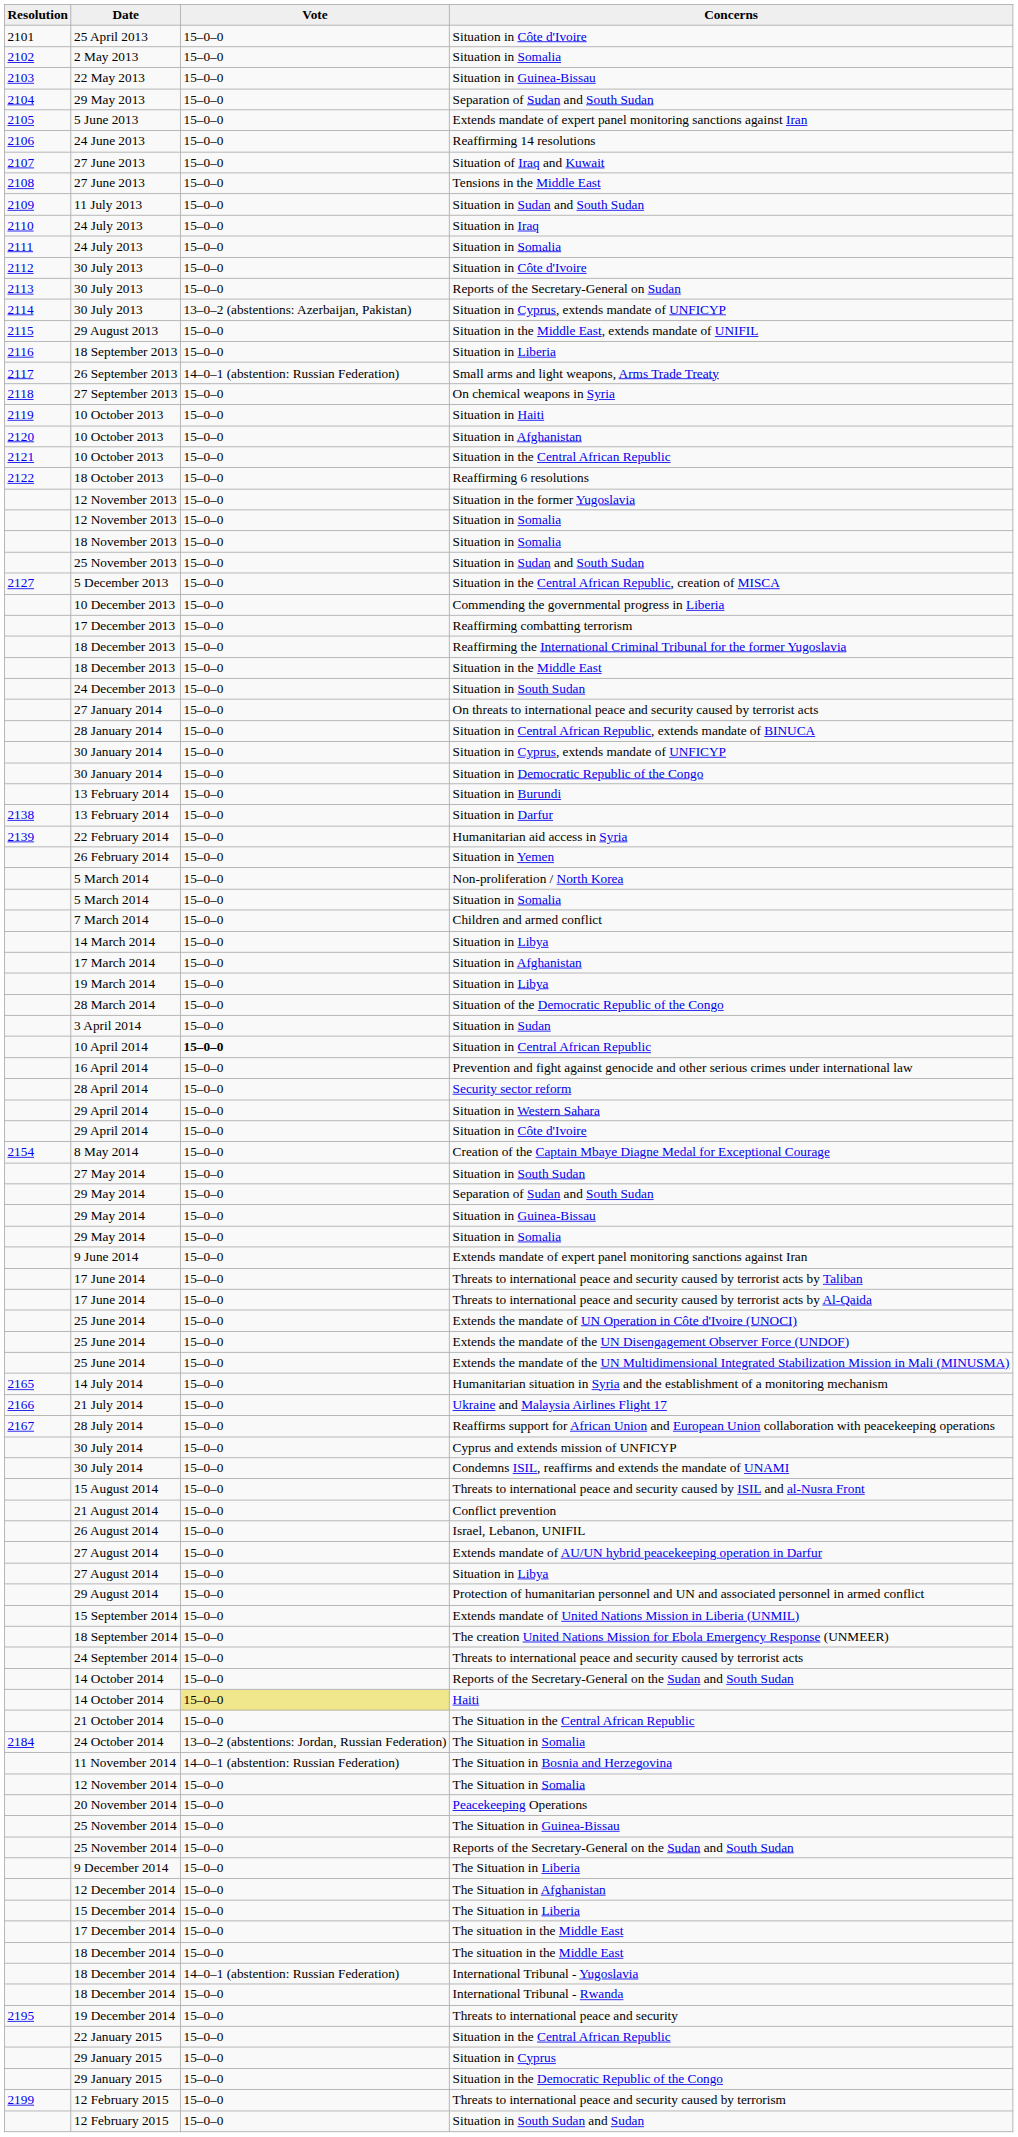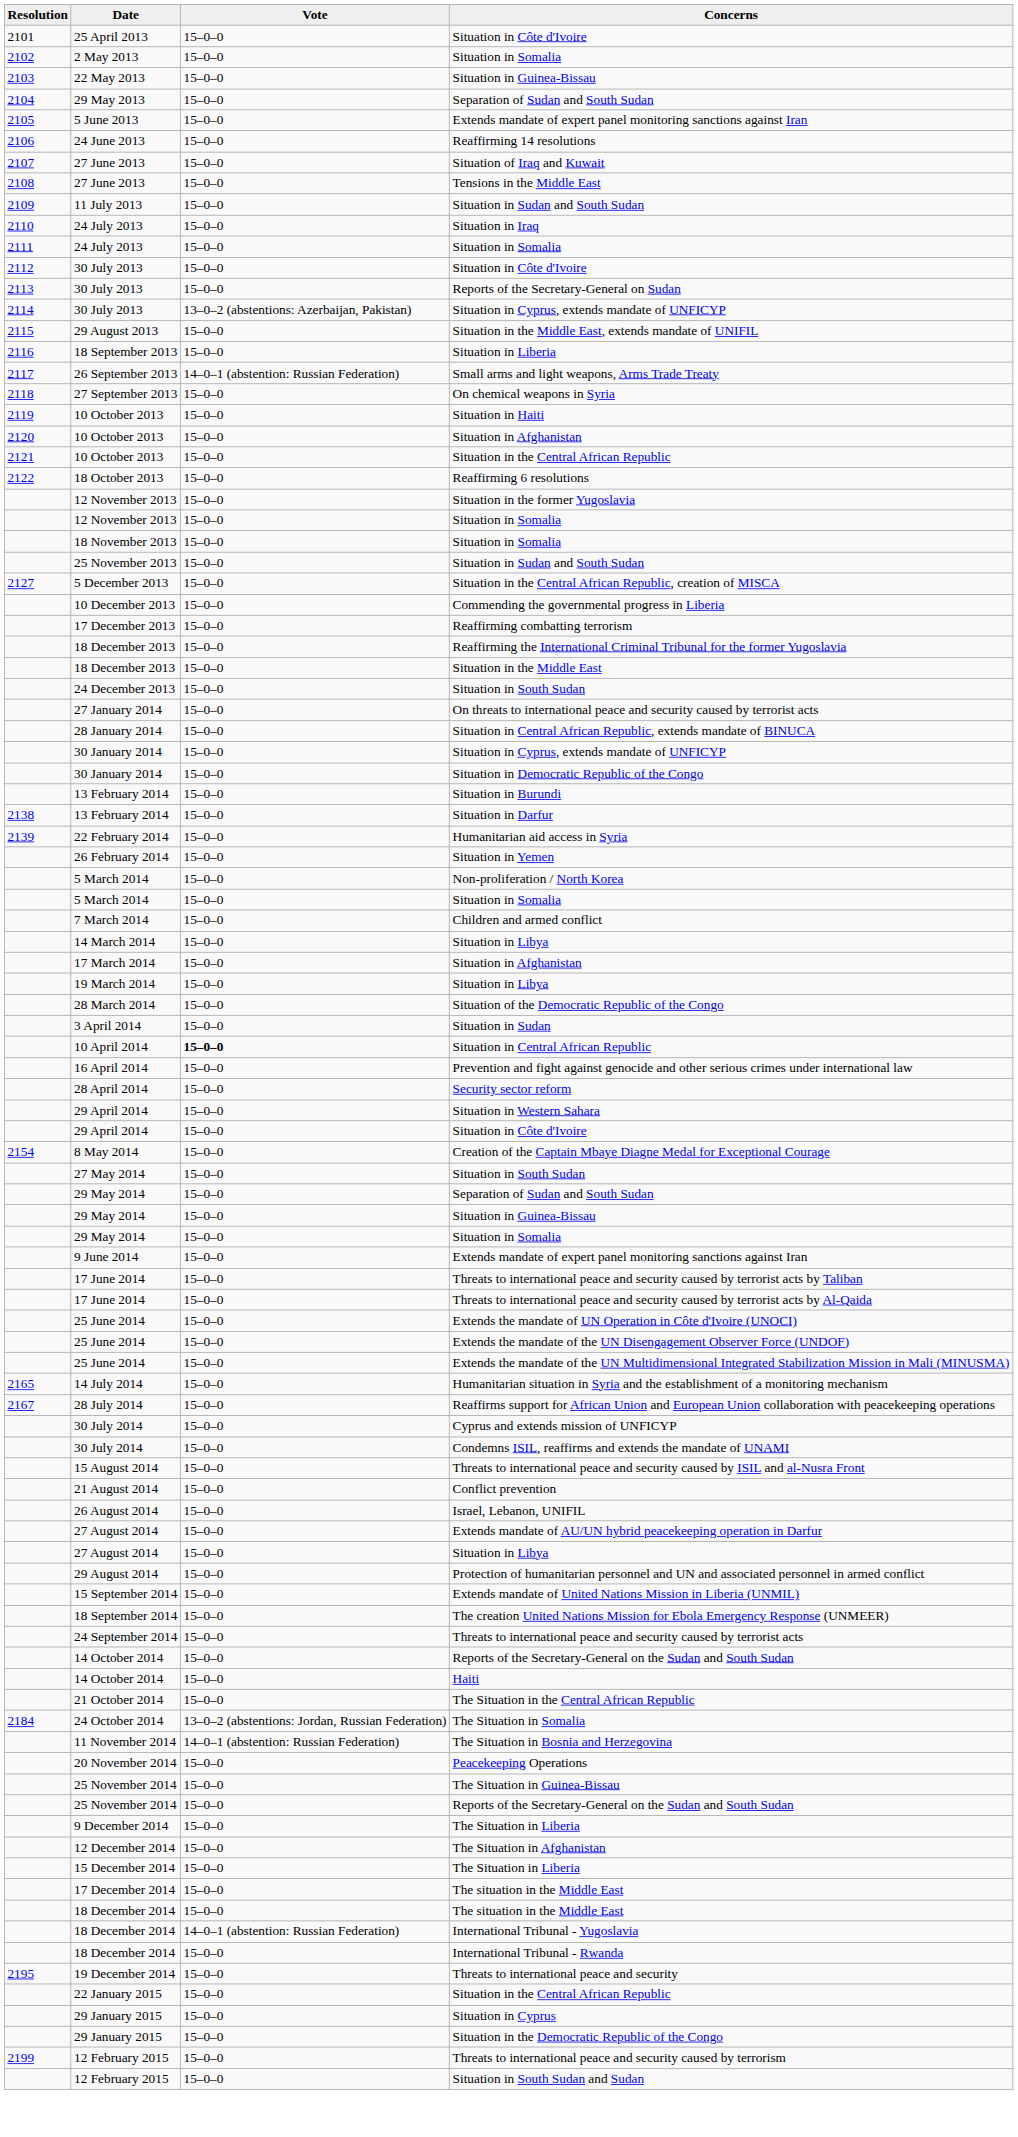- row: (108, 1405)
(203, 1699) khaki background -> (203, 1678) no background
- row: (125, 1784)
